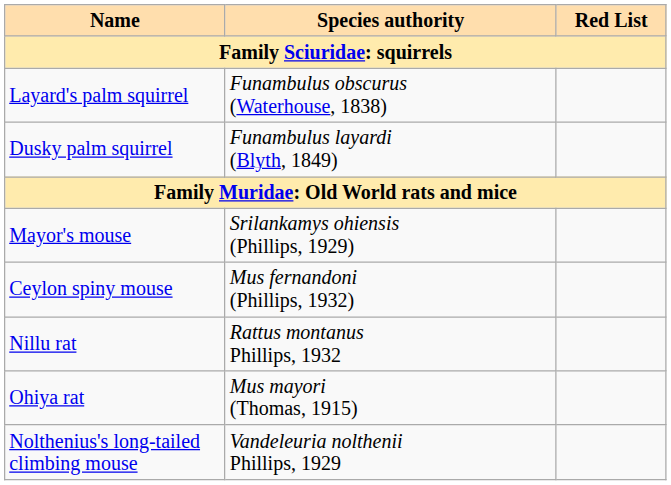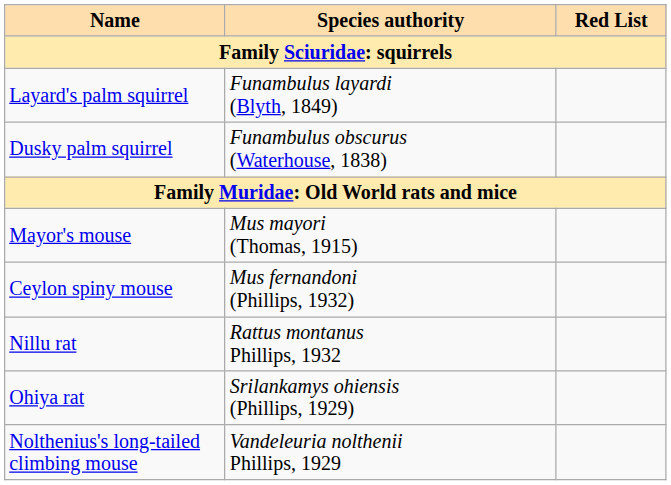(318, 95) Funambulus obscurus (Waterhouse, 1838) -> (311, 95) Funambulus layardi (Blyth, 1849)
(311, 149) Funambulus layardi (Blyth, 1849) -> (318, 149) Funambulus obscurus (Waterhouse, 1838)
(315, 235) Srilankamys ohiensis (Phillips, 1929) -> (294, 235) Mus mayori (Thomas, 1915)
(294, 397) Mus mayori (Thomas, 1915) -> (315, 397) Srilankamys ohiensis (Phillips, 1929)
